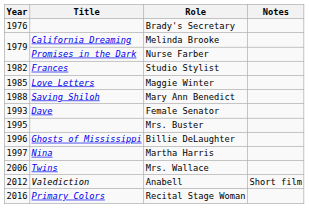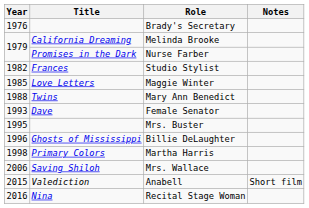(66, 97) Saving Shiloh -> (45, 97) Twins
(17, 153) 1997 -> (17, 153) 1998
(42, 153) Nina -> (68, 153) Primary Colors
(45, 168) Twins -> (66, 168) Saving Shiloh
(17, 182) 2012 -> (17, 182) 2015
(68, 196) Primary Colors -> (42, 196) Nina
